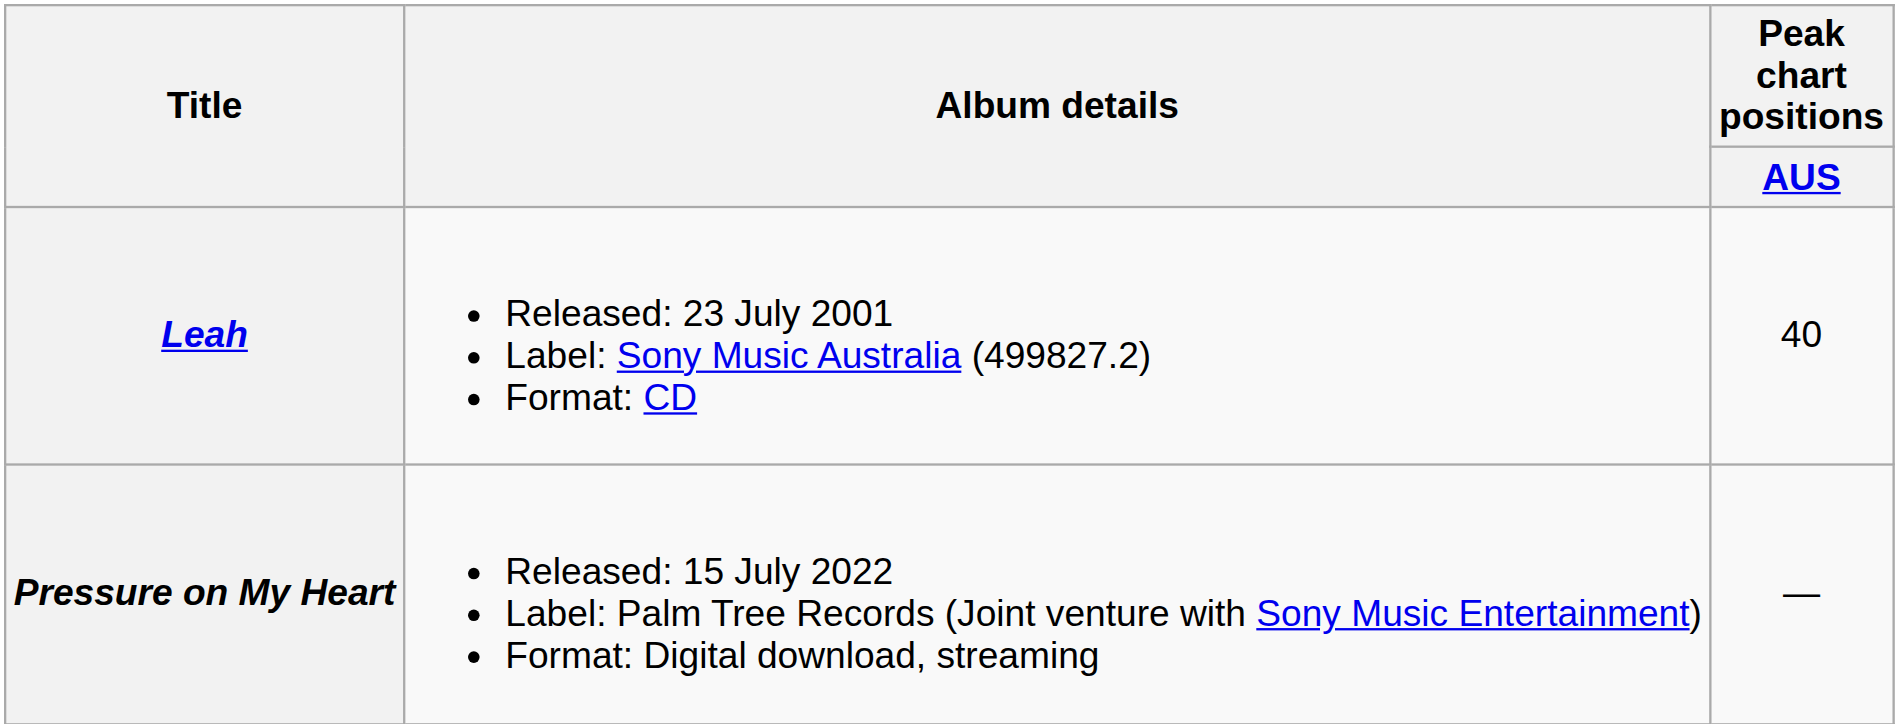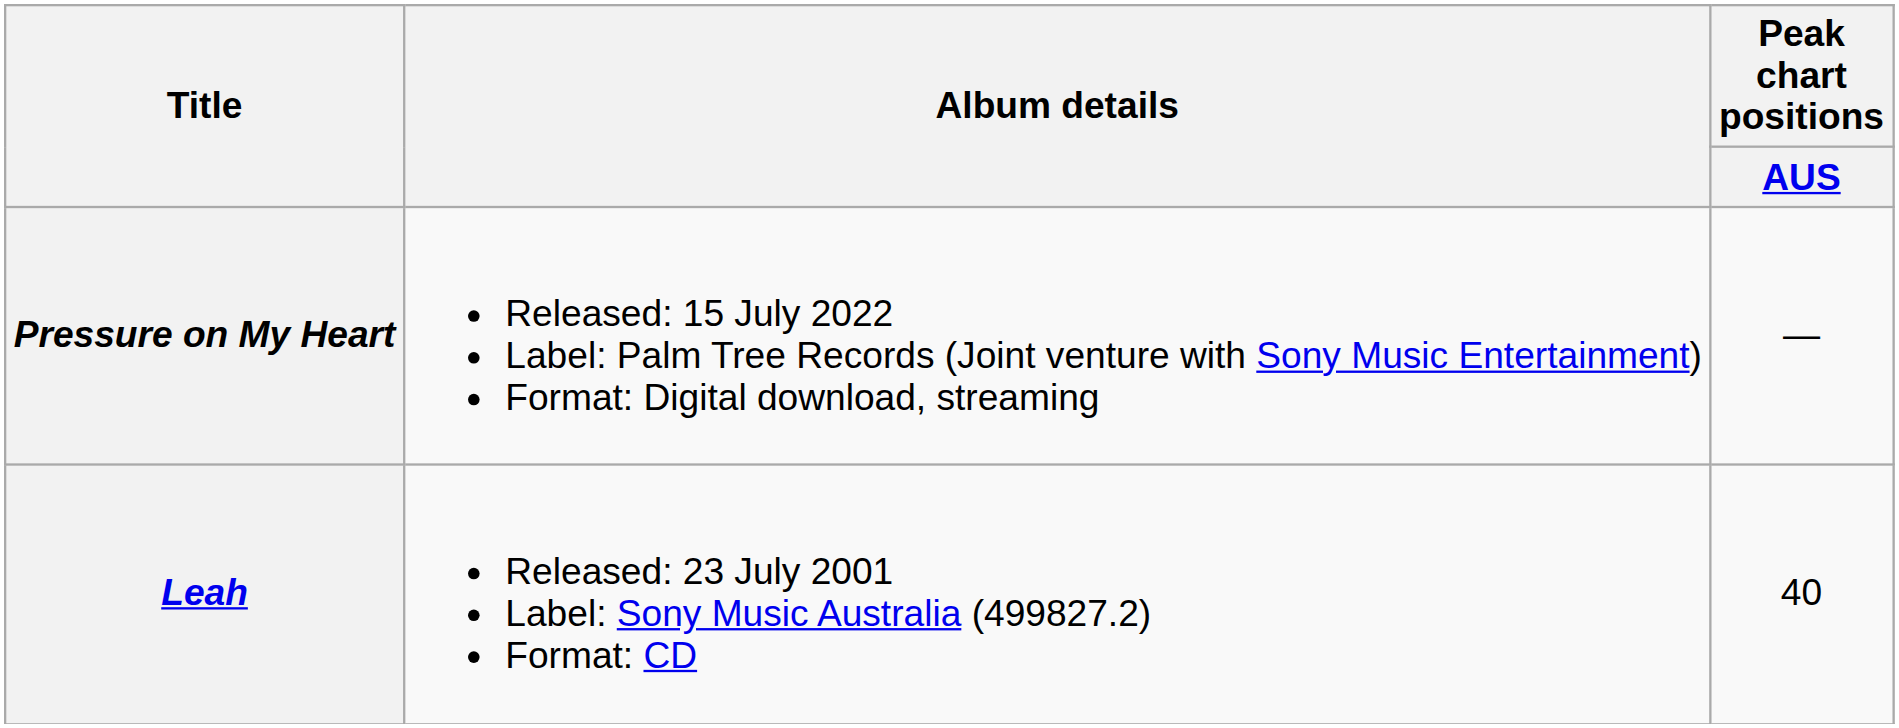rows swapped: (205, 334) <-> (205, 593)
